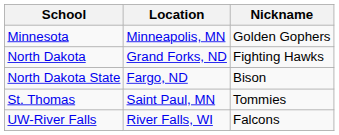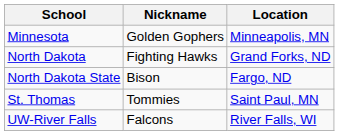columns swapped: (282, 15) <-> (177, 15)
